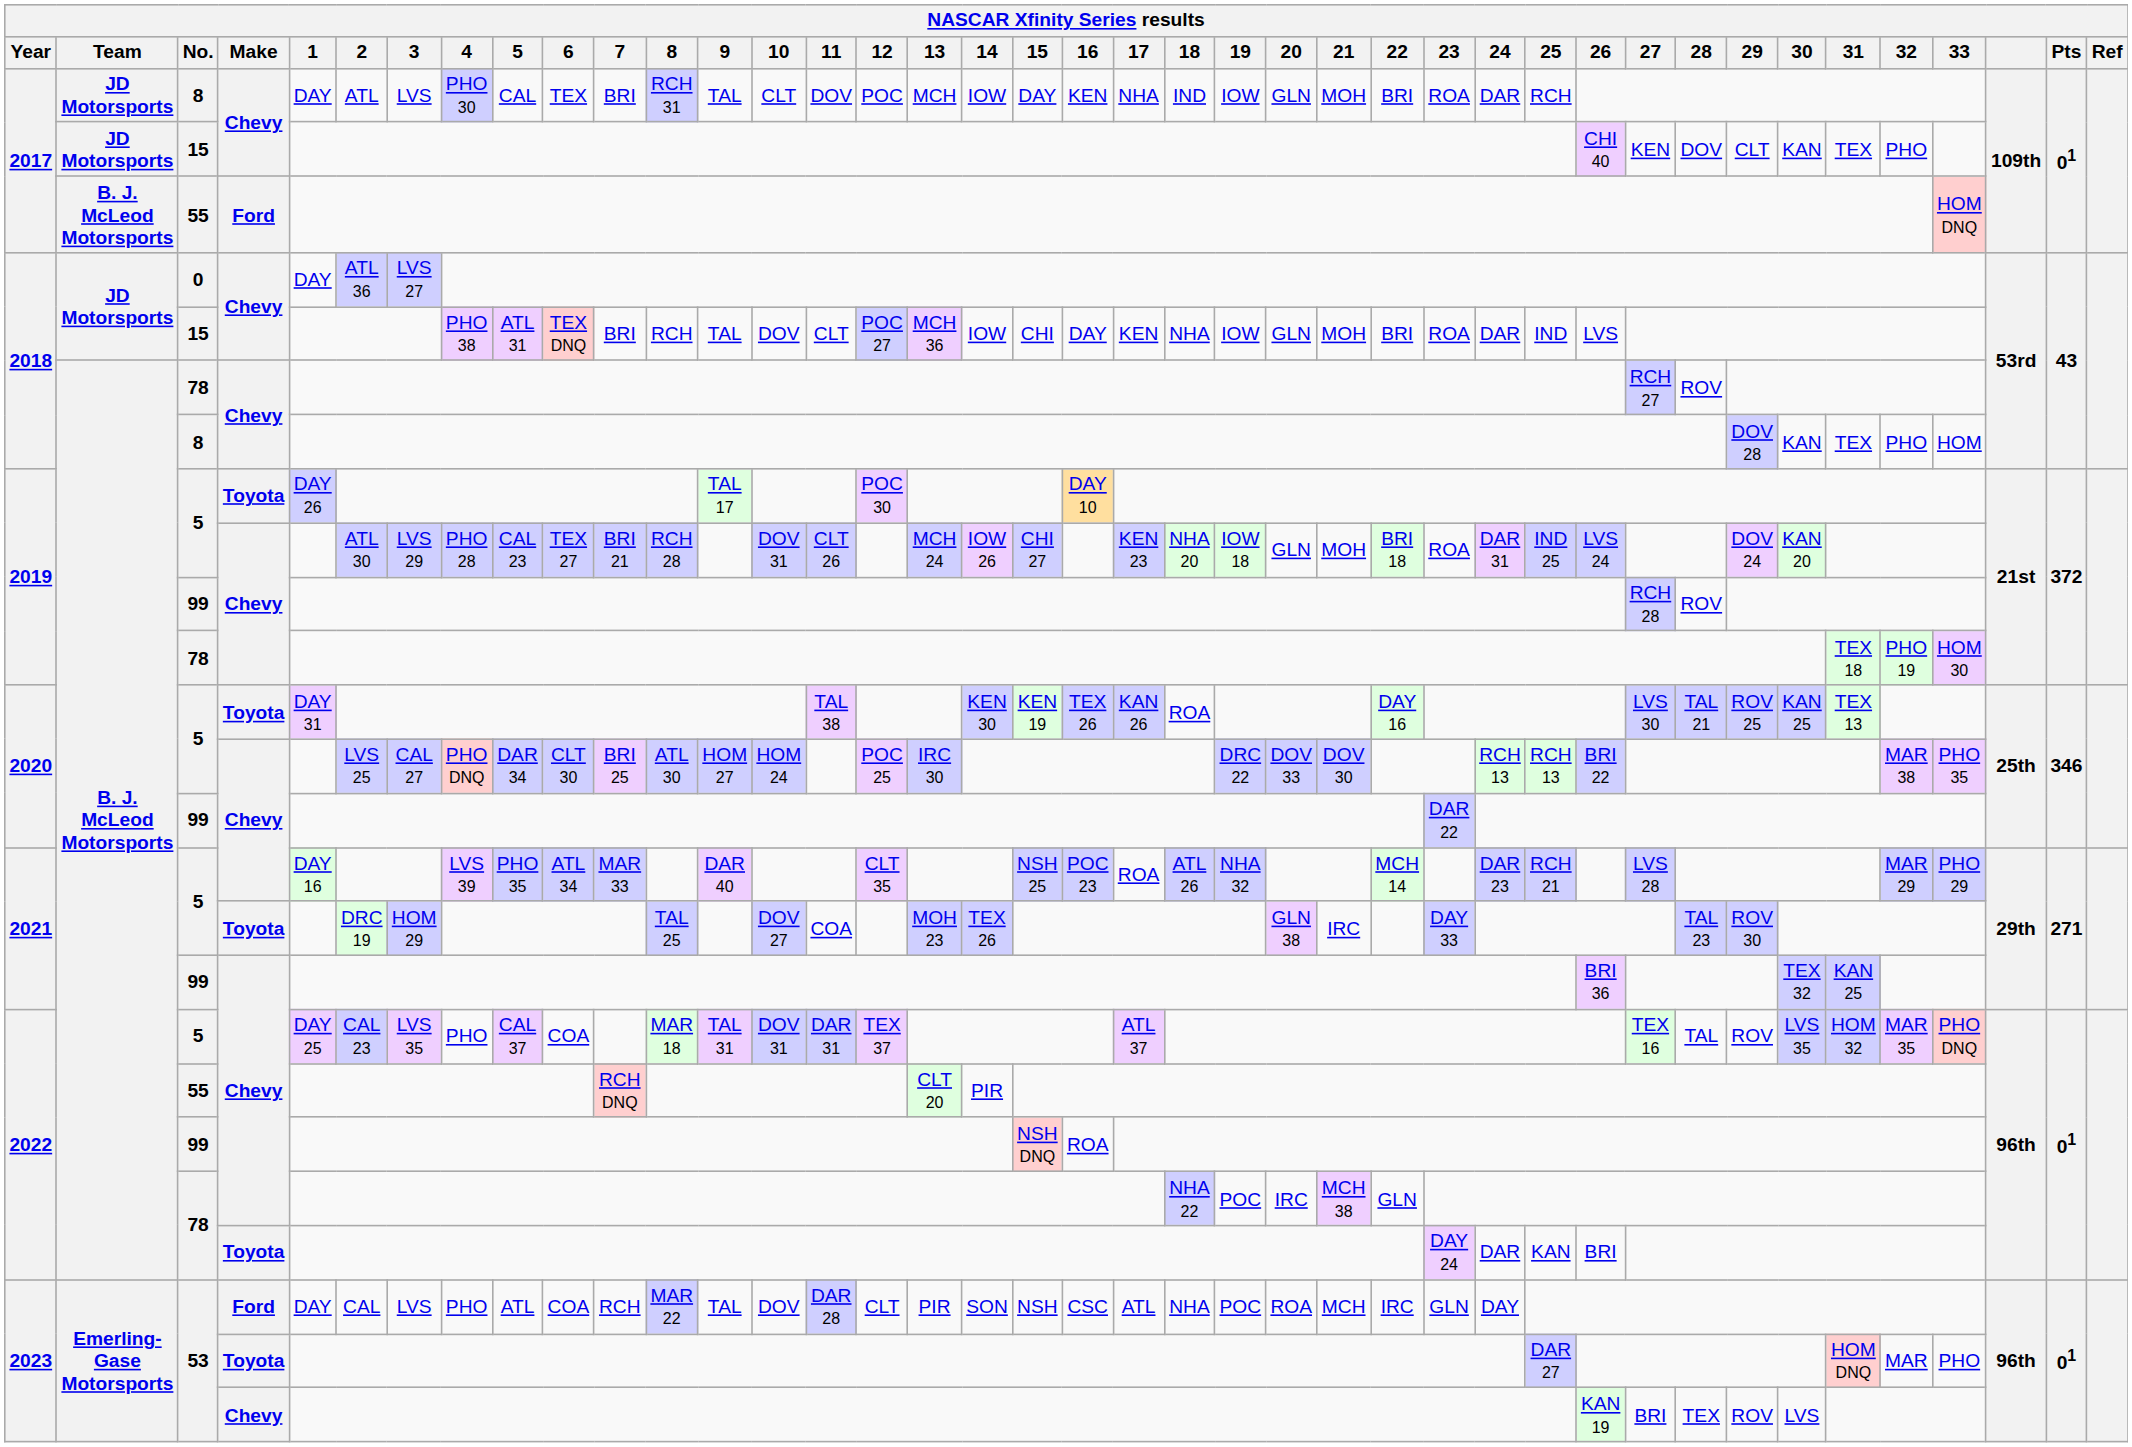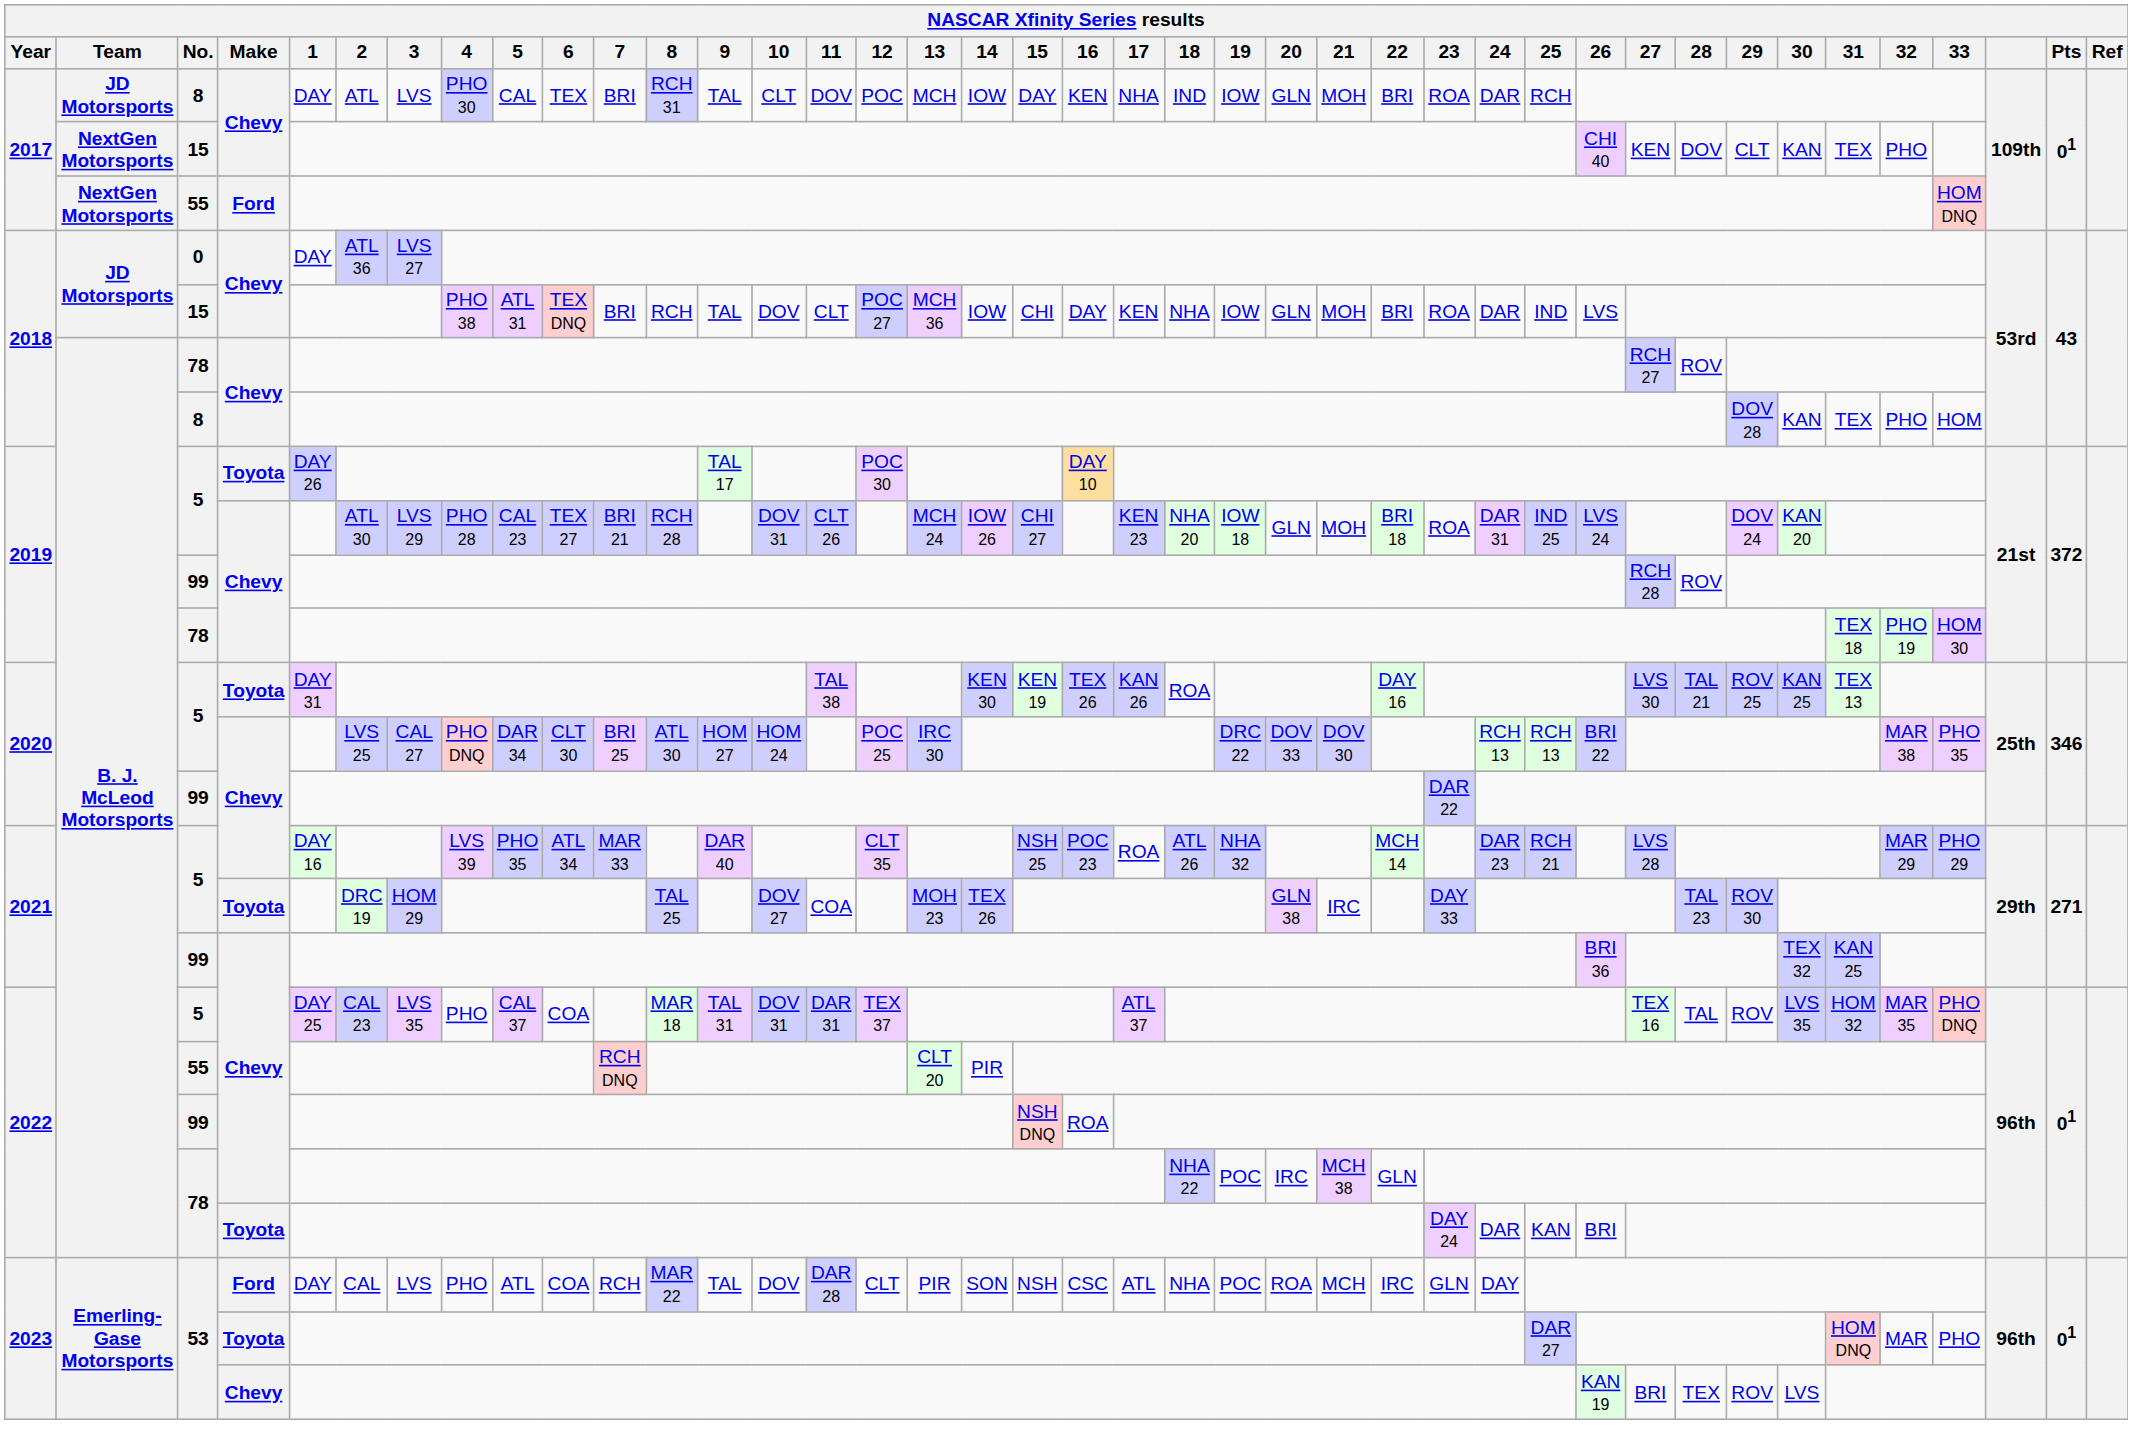(117, 149) JD Motorsports -> (117, 149) NextGen Motorsports
(117, 214) B. J. McLeod Motorsports -> (117, 203) NextGen Motorsports
